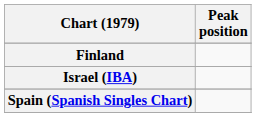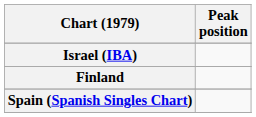rows swapped: (100, 54) <-> (100, 77)
